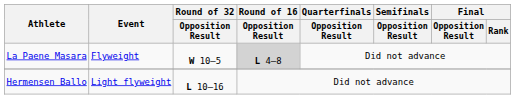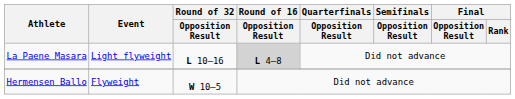(115, 56) Flyweight -> (131, 56) Light flyweight
(205, 61) W 10–5 -> (205, 61) L 10–16
(131, 81) Light flyweight -> (115, 81) Flyweight
(205, 87) L 10–16 -> (205, 87) W 10–5
